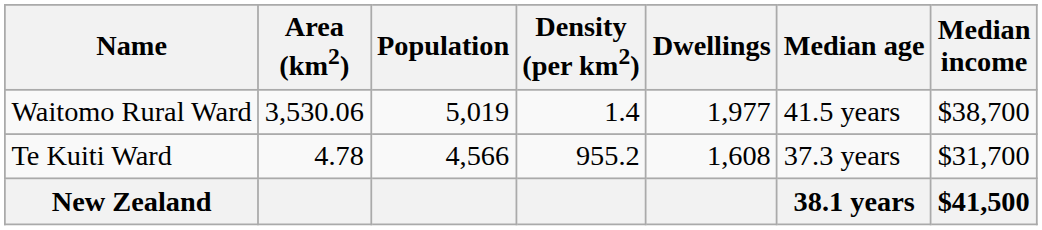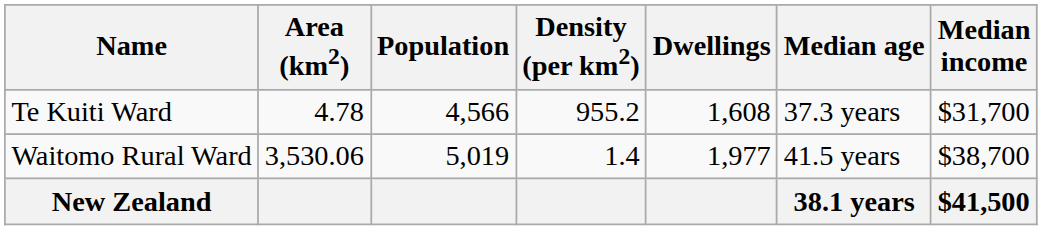rows swapped: (132, 111) <-> (92, 156)
